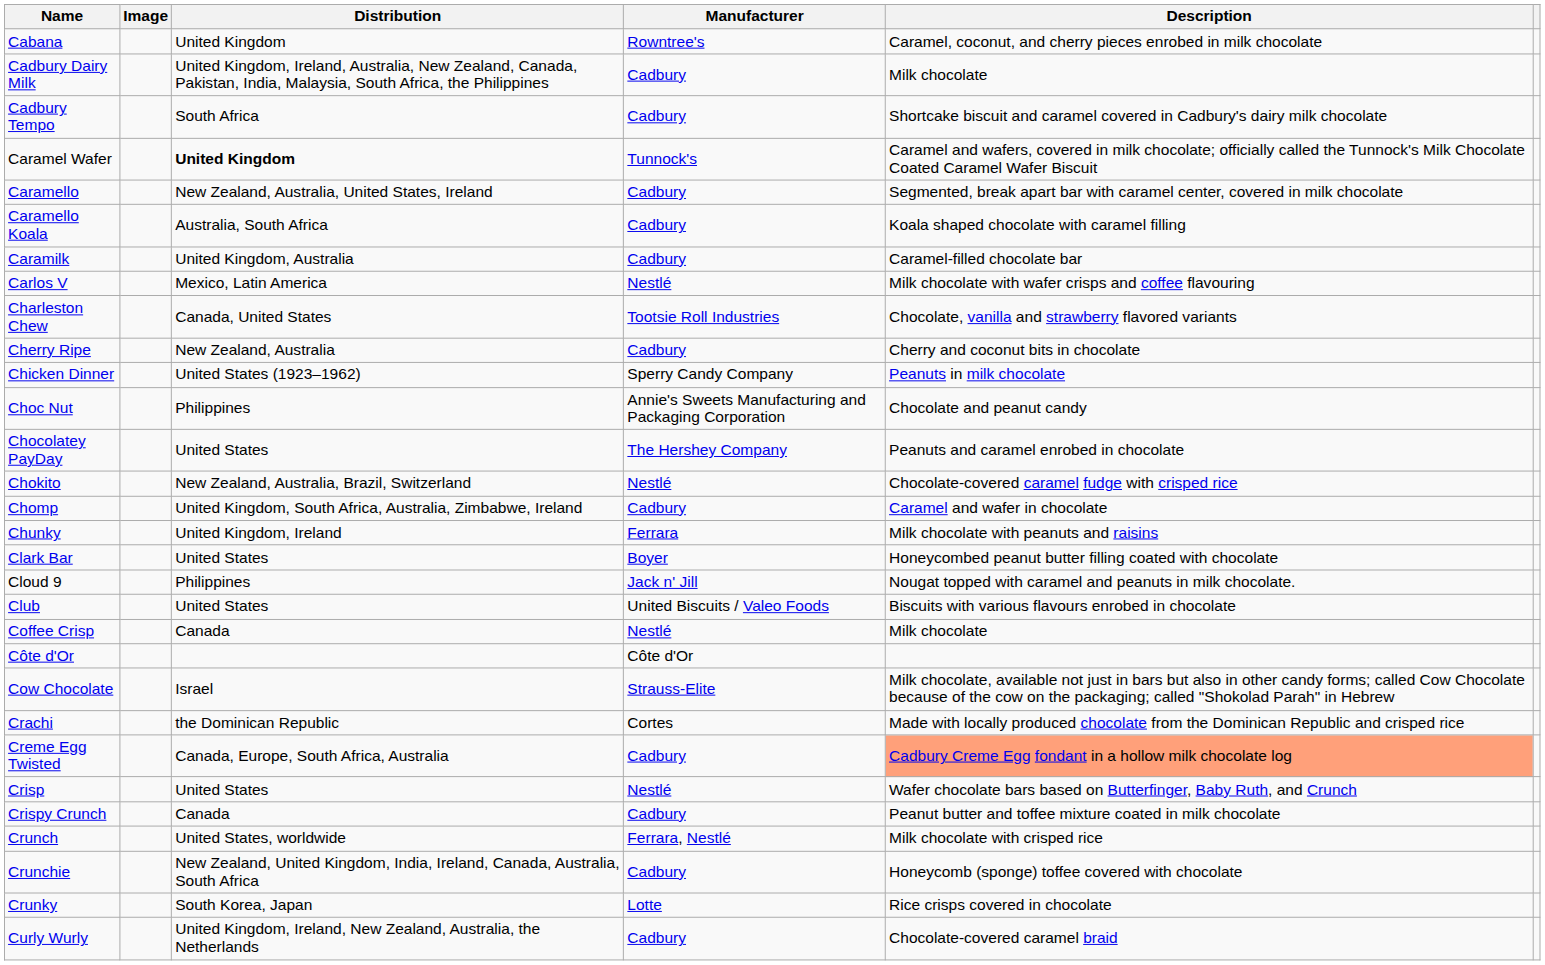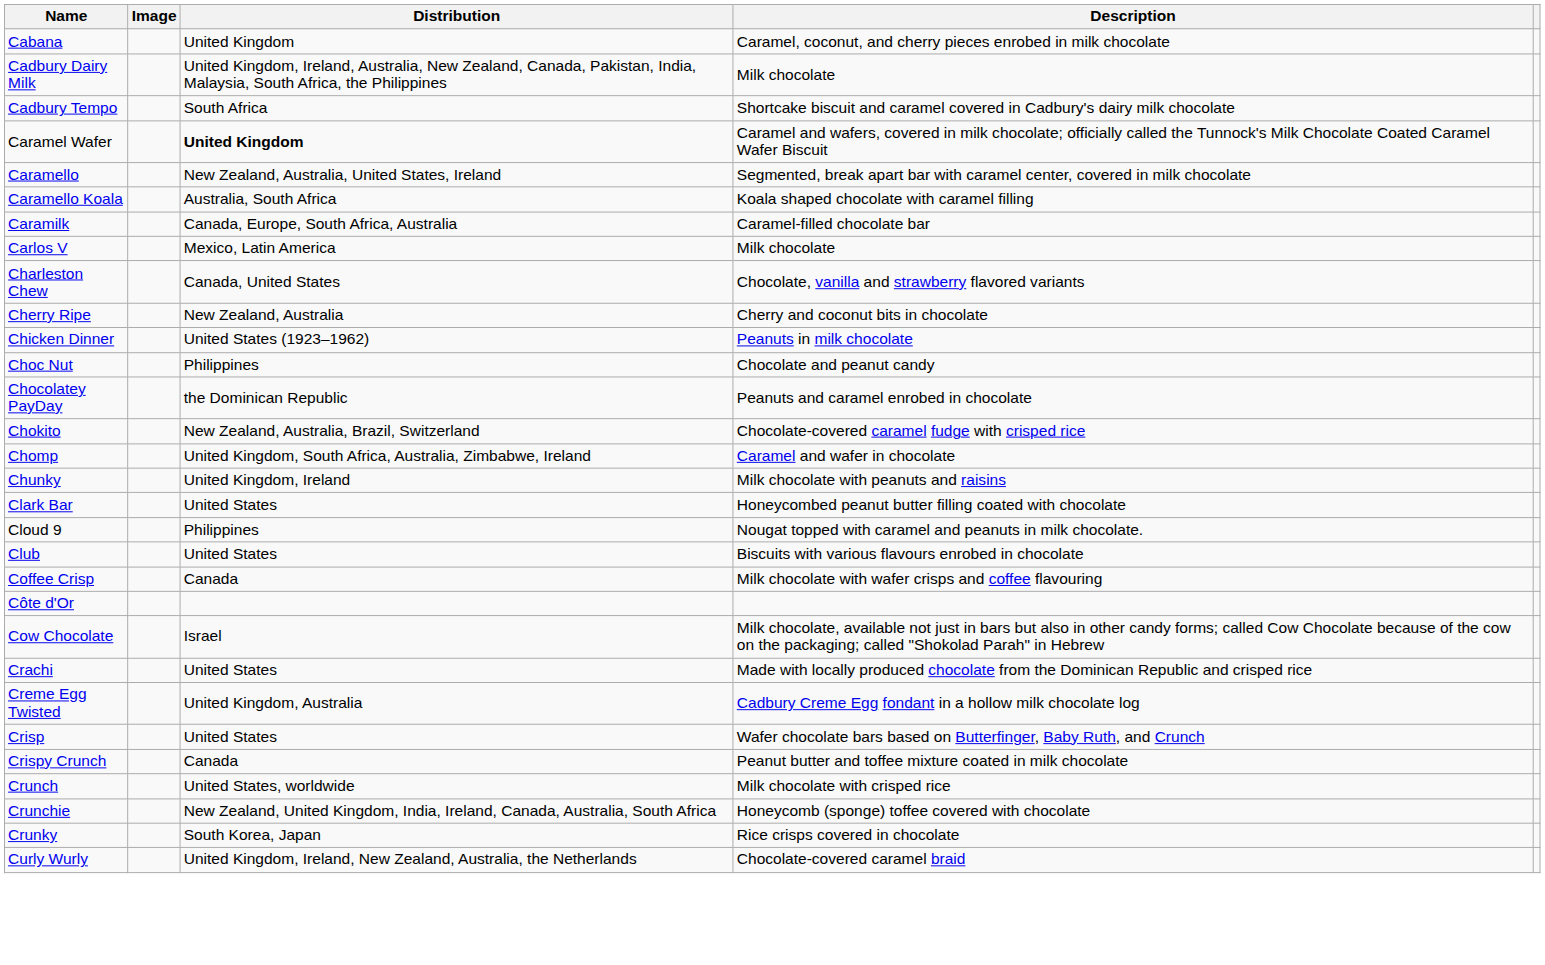- column: (755, 16)
(264, 258) United Kingdom, Australia -> (320, 224) Canada, Europe, South Africa, Australia
(1072, 283) Milk chocolate with wafer crisps and coffee flavouring -> (786, 248) Milk chocolate
(222, 450) United States -> (266, 397) the Dominican Republic
(938, 631) Milk chocolate -> (920, 578) Milk chocolate with wafer crisps and coffee flavouring
(257, 722) the Dominican Republic -> (230, 670) United States
(312, 755) Canada, Europe, South Africa, Australia -> (273, 703) United Kingdom, Australia
(1090, 755) lightsalmon background -> (938, 703) no background
